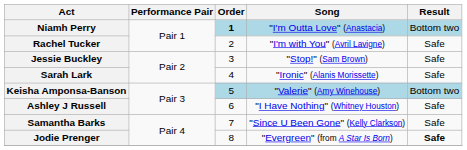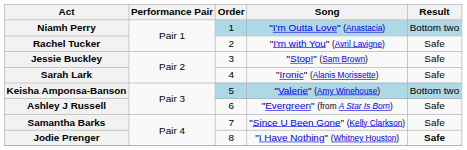(231, 28) bold -> (231, 28) normal
(327, 106) "I Have Nothing" (Whitney Houston) -> (327, 106) "Evergreen" (from A Star Is Born)
(327, 138) "Evergreen" (from A Star Is Born) -> (327, 138) "I Have Nothing" (Whitney Houston)
